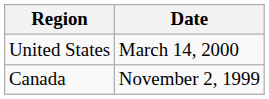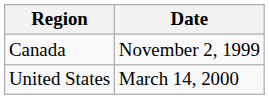rows swapped: (37, 79) <-> (60, 49)
